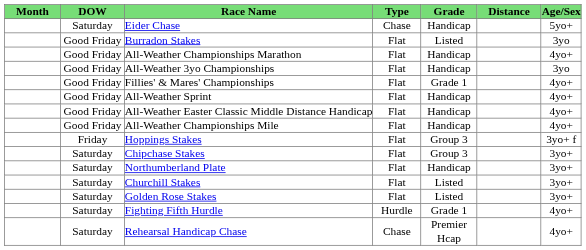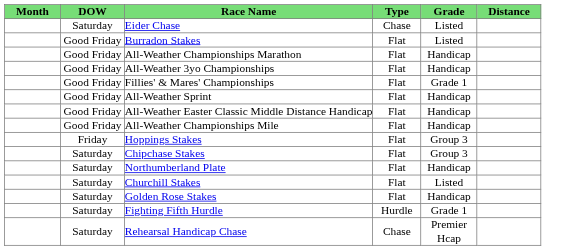- column: (561, 11)
(449, 25) Handicap -> (449, 25) Listed
(449, 196) Listed -> (449, 196) Handicap
